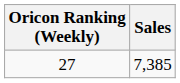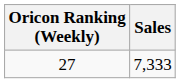(153, 63) 7,385 -> (153, 63) 7,333
